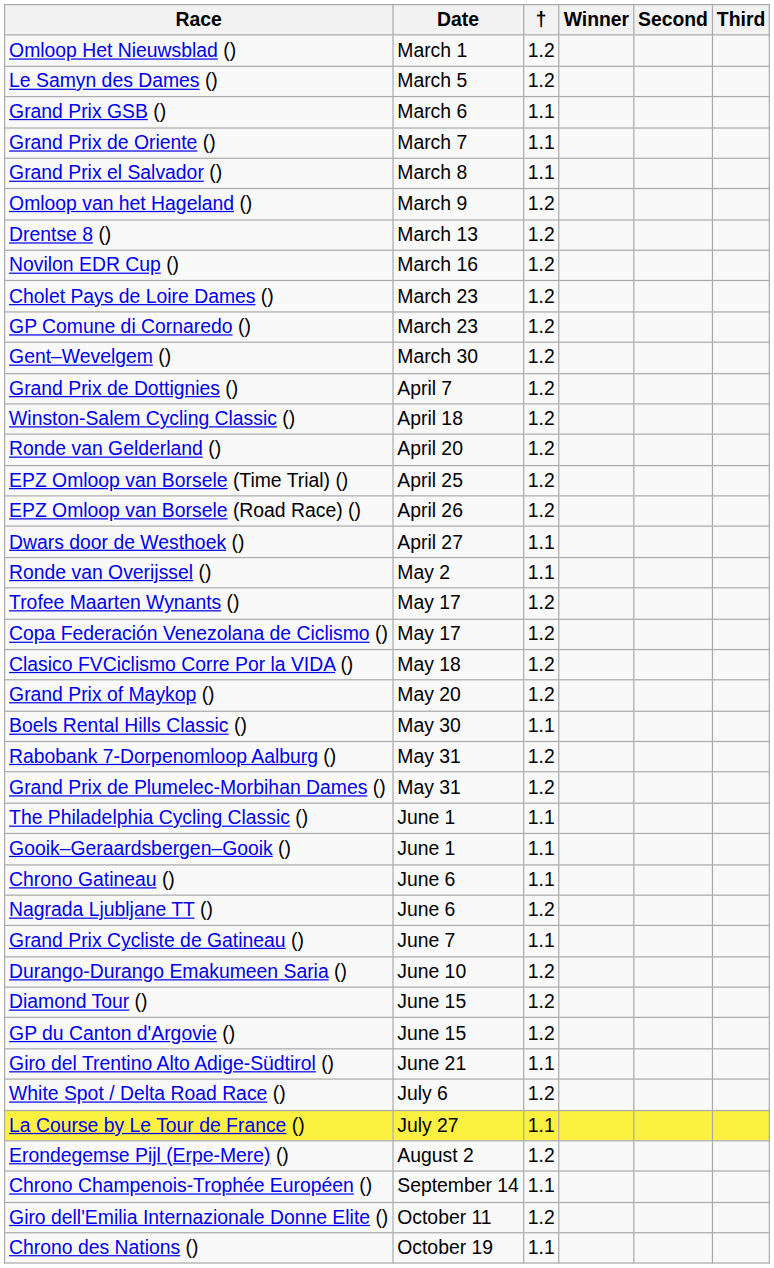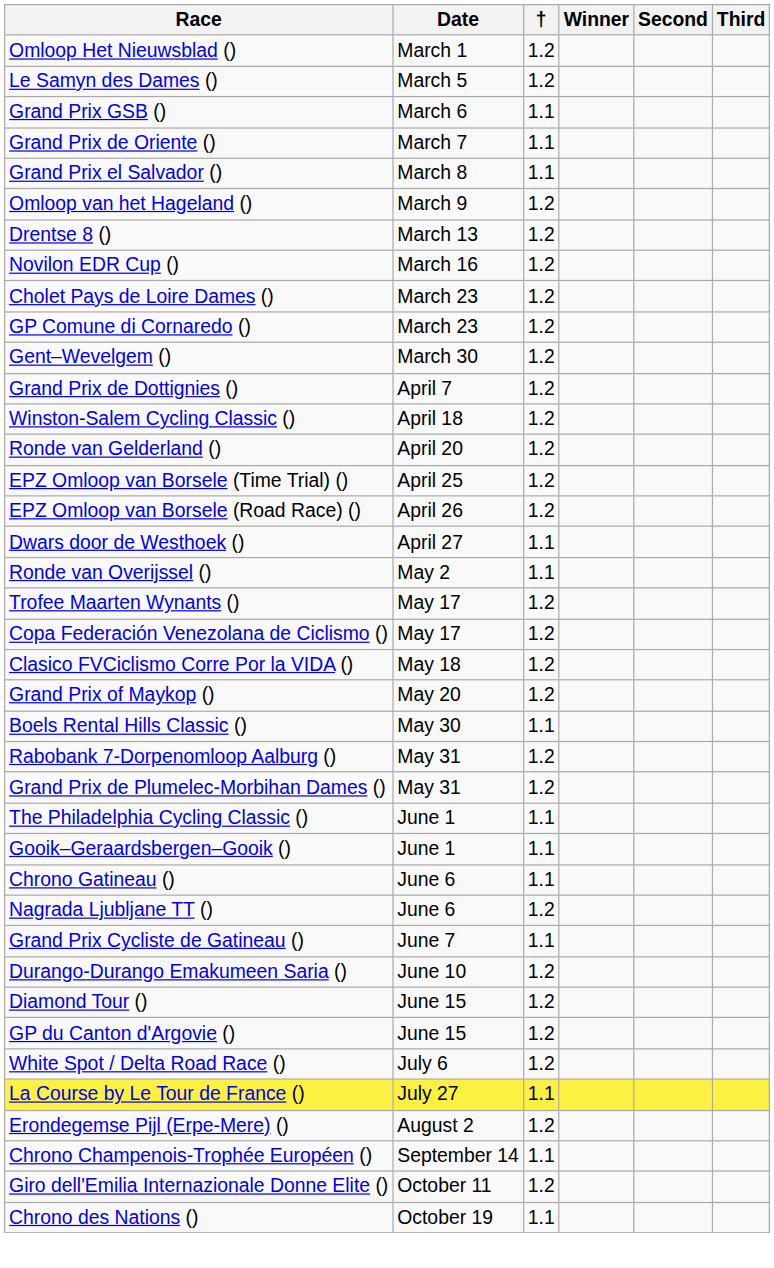- row: (172, 1063)
